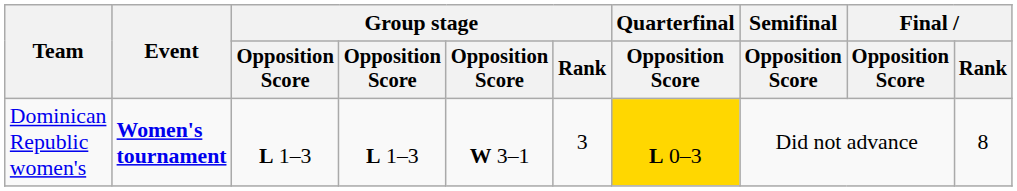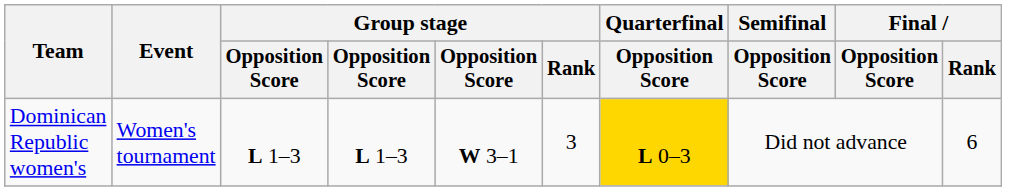(172, 142) bold -> (166, 142) normal
(983, 142) 8 -> (972, 142) 6
